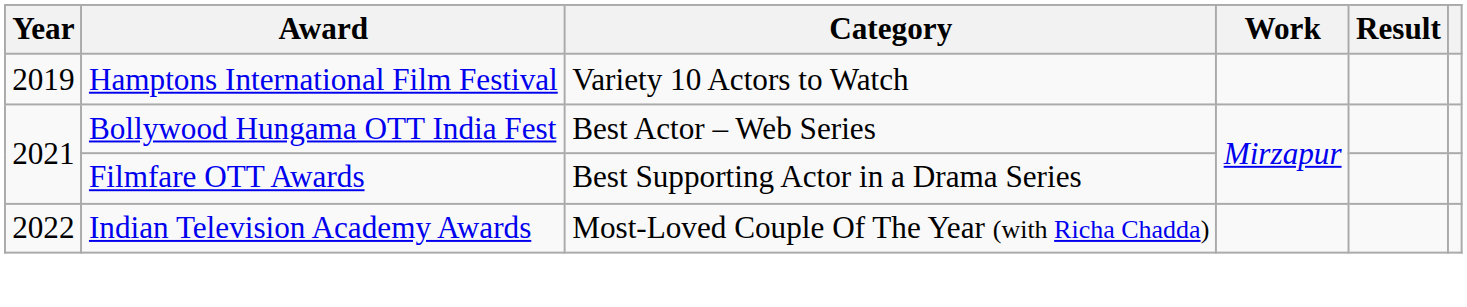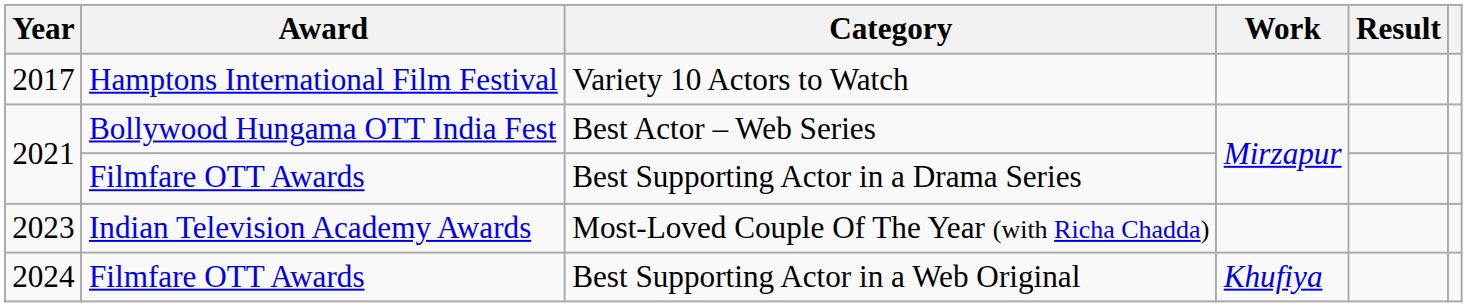(43, 78) 2019 -> (43, 78) 2017
(43, 227) 2022 -> (43, 227) 2023
+ row: (826, 276)
